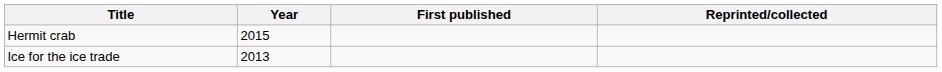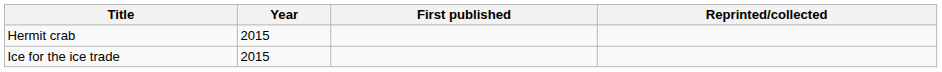(255, 56) 2013 -> (255, 56) 2015
